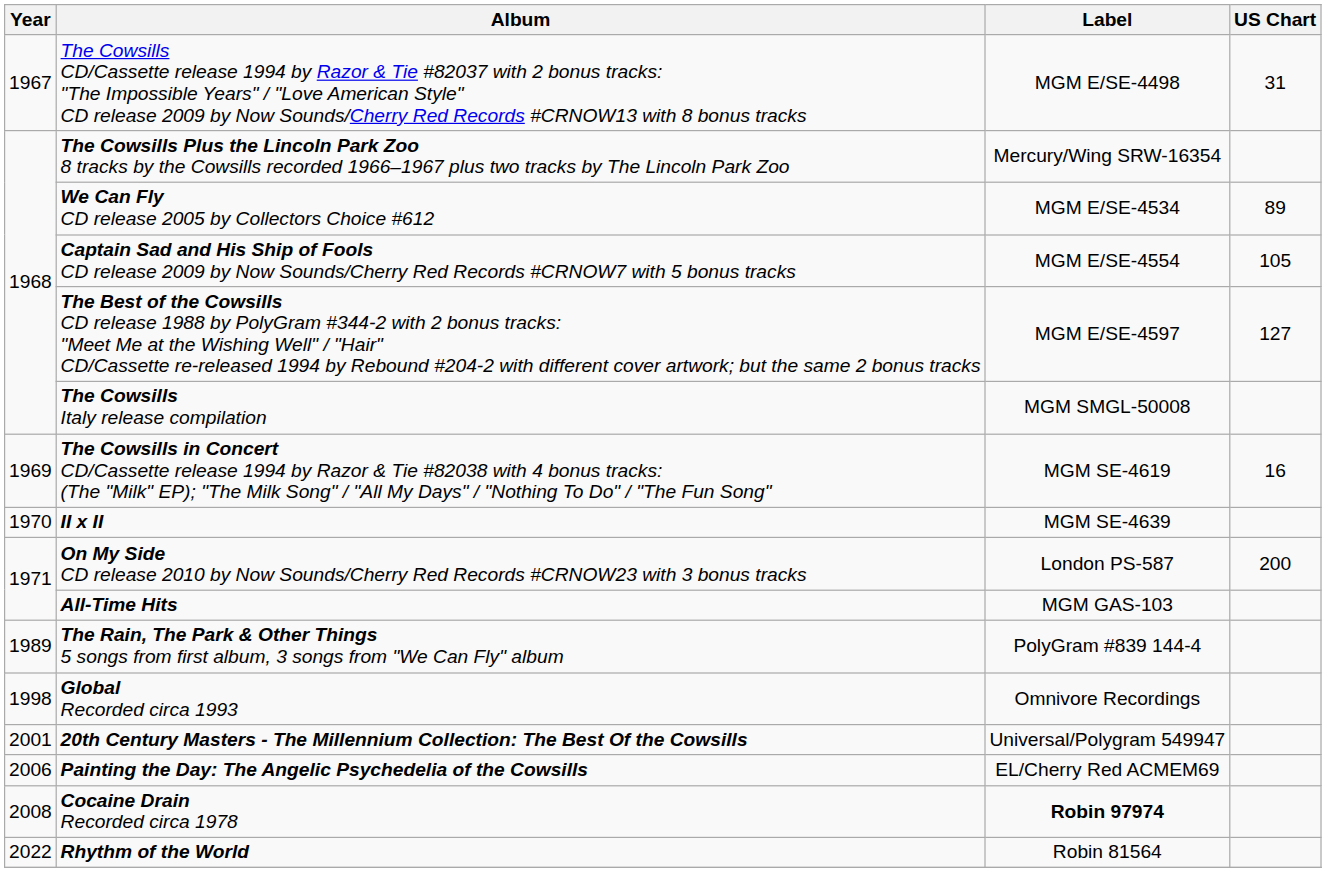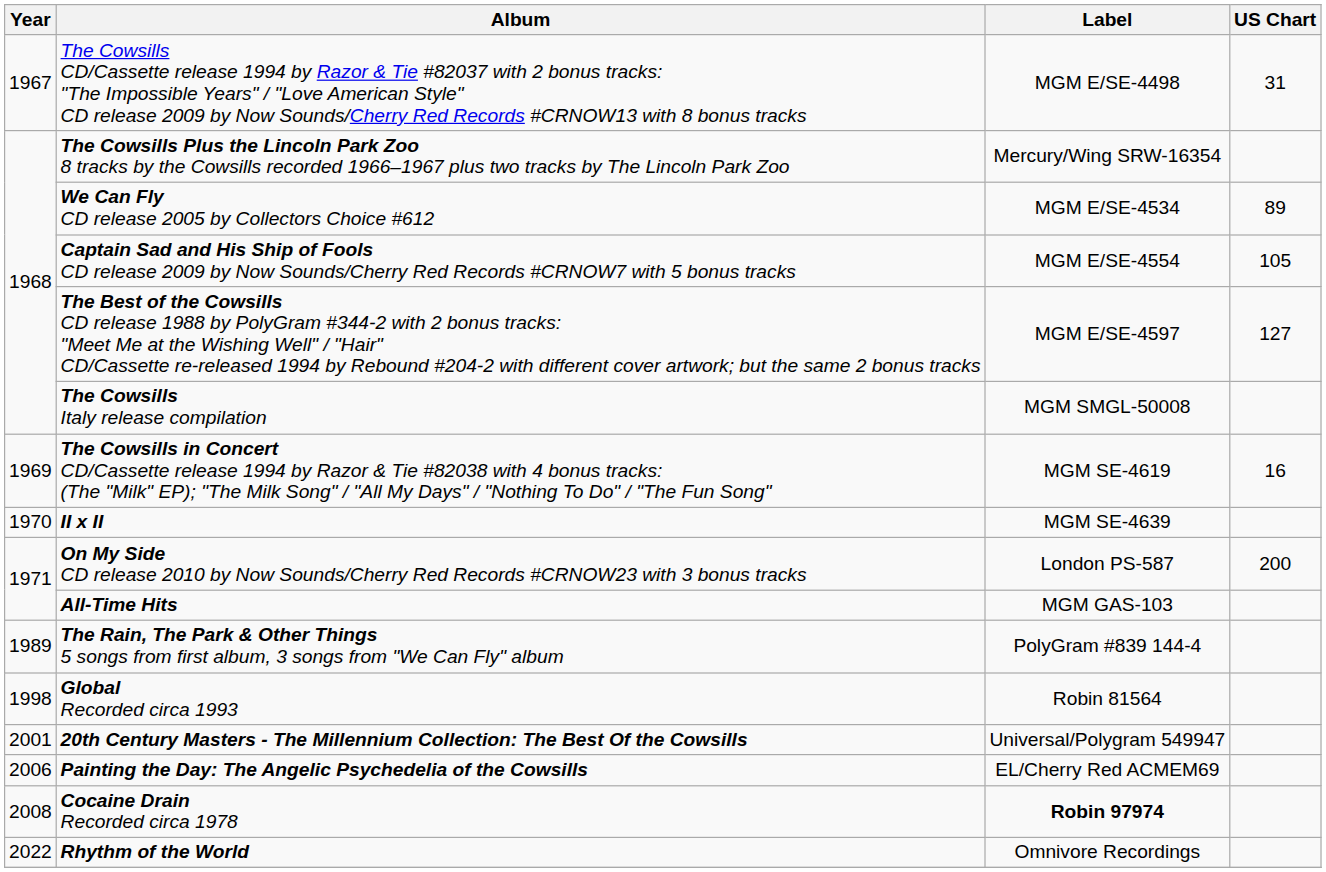(1107, 698) Omnivore Recordings -> (1107, 698) Robin 81564
(1107, 852) Robin 81564 -> (1107, 852) Omnivore Recordings
